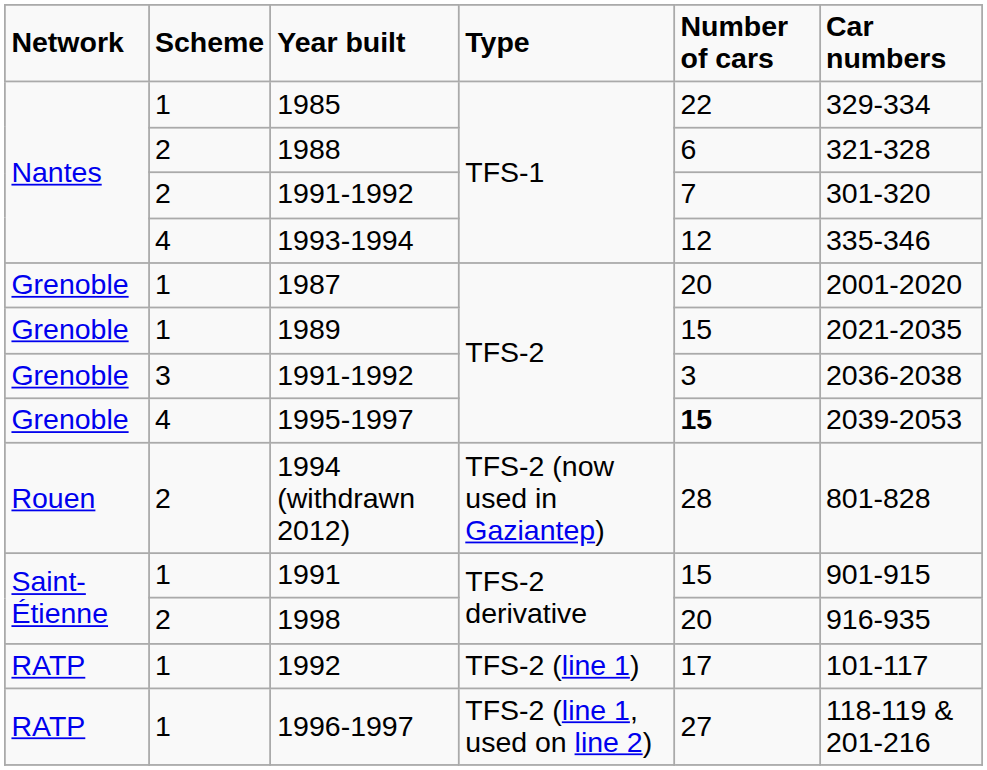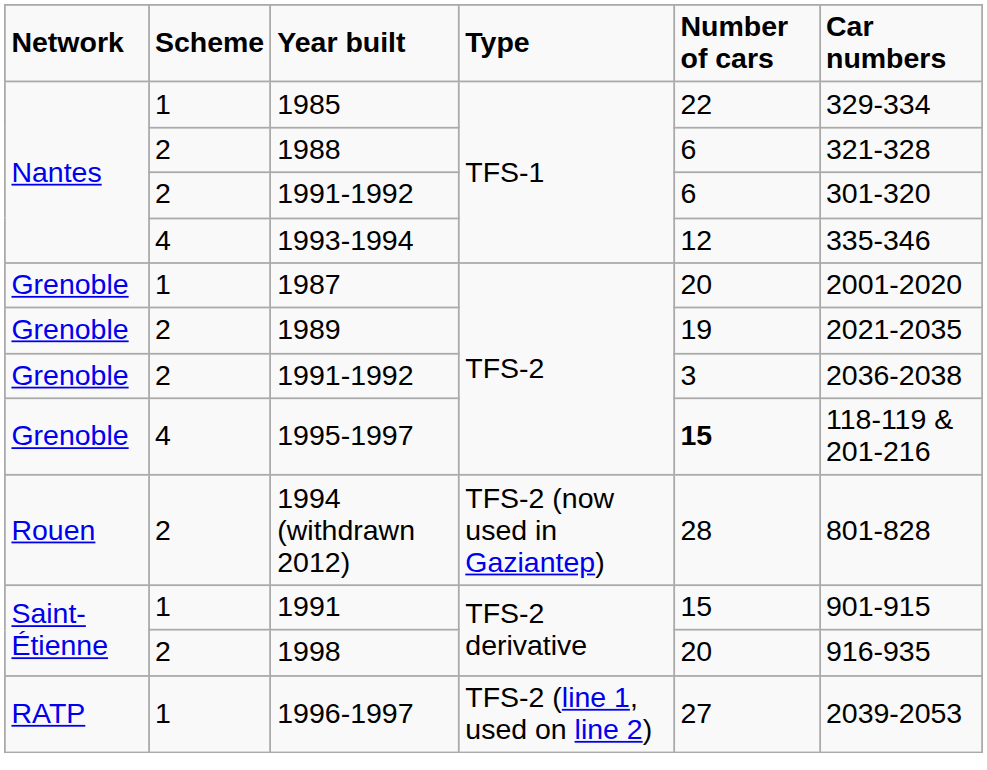(688, 194) 7 -> (688, 194) 6
(163, 330) 1 -> (163, 330) 2
(696, 330) 15 -> (696, 330) 19
(163, 375) 3 -> (163, 375) 2
(894, 420) 2039-2053 -> (890, 436) 118-119 & 201-216
- row: (309, 665)
(890, 726) 118-119 & 201-216 -> (894, 713) 2039-2053
